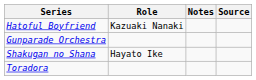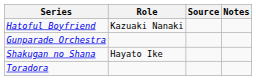columns swapped: (201, 11) <-> (234, 11)
